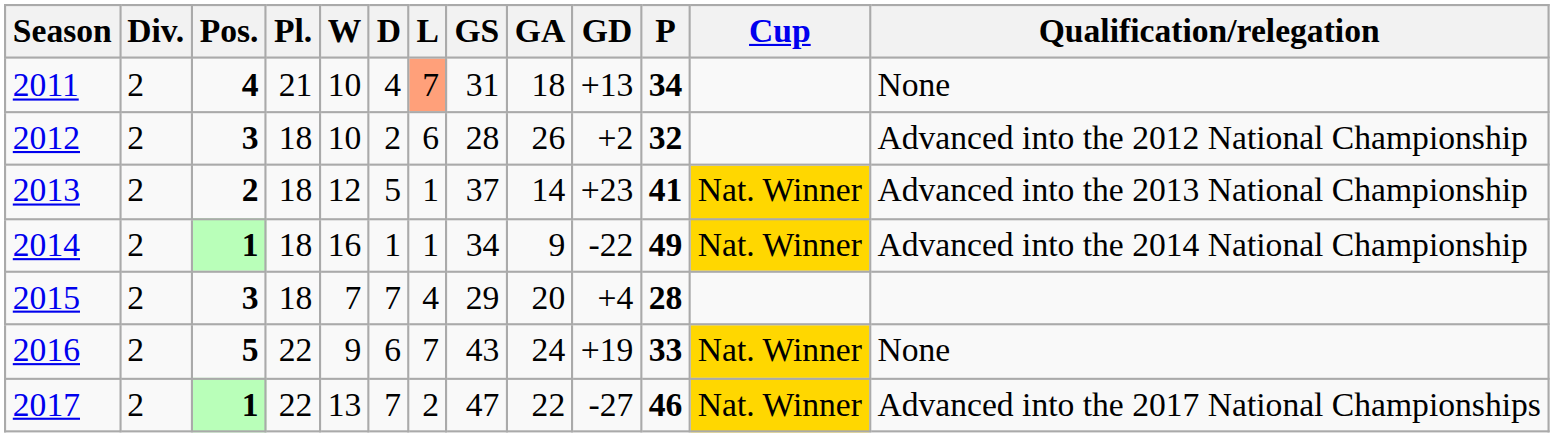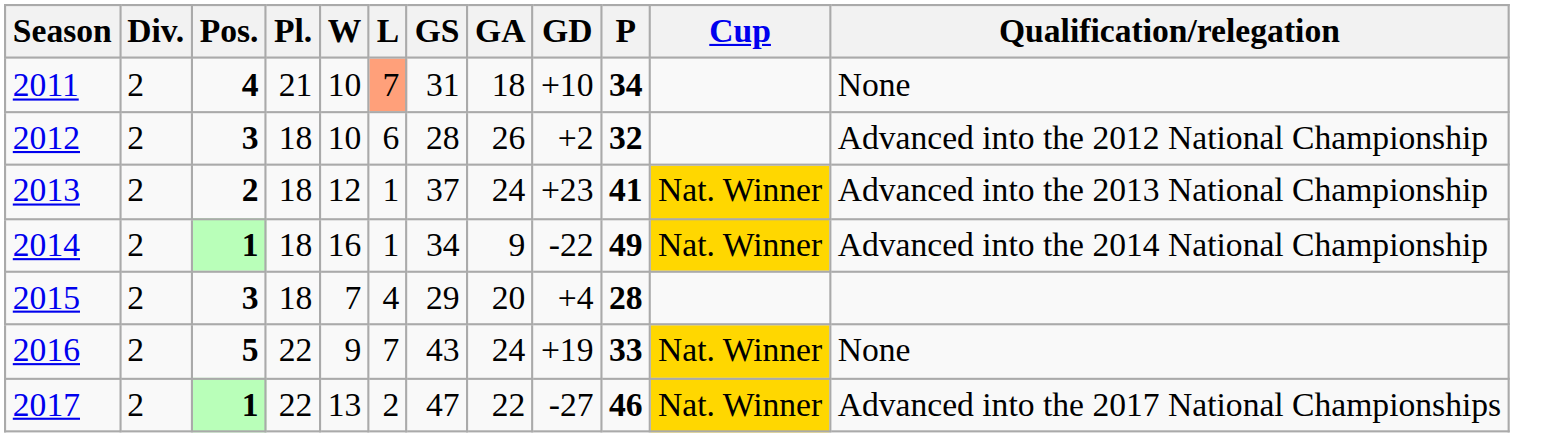- column: (389, 31)
(607, 84) +13 -> (567, 84) +10
(548, 191) 14 -> (509, 191) 24
